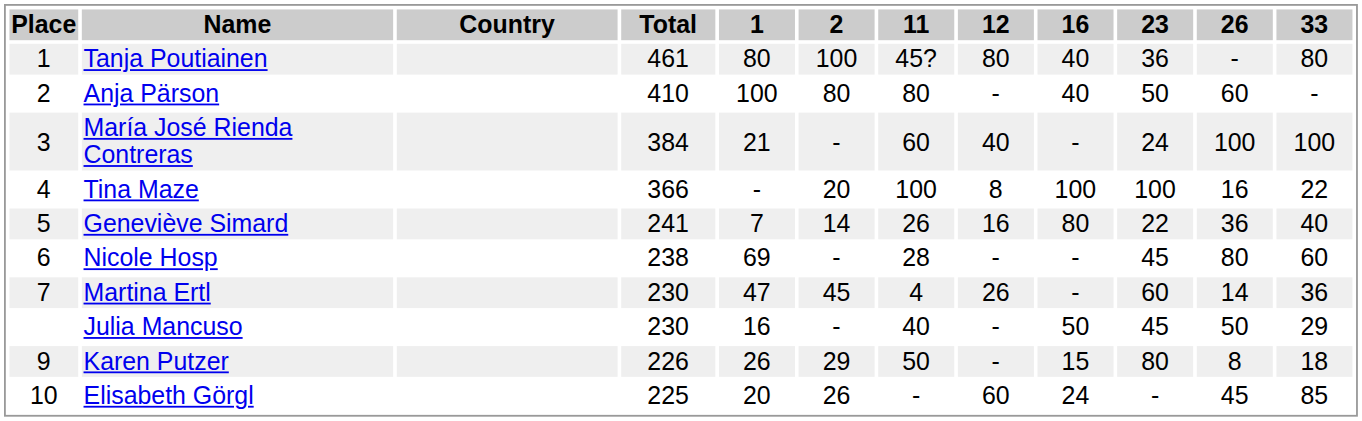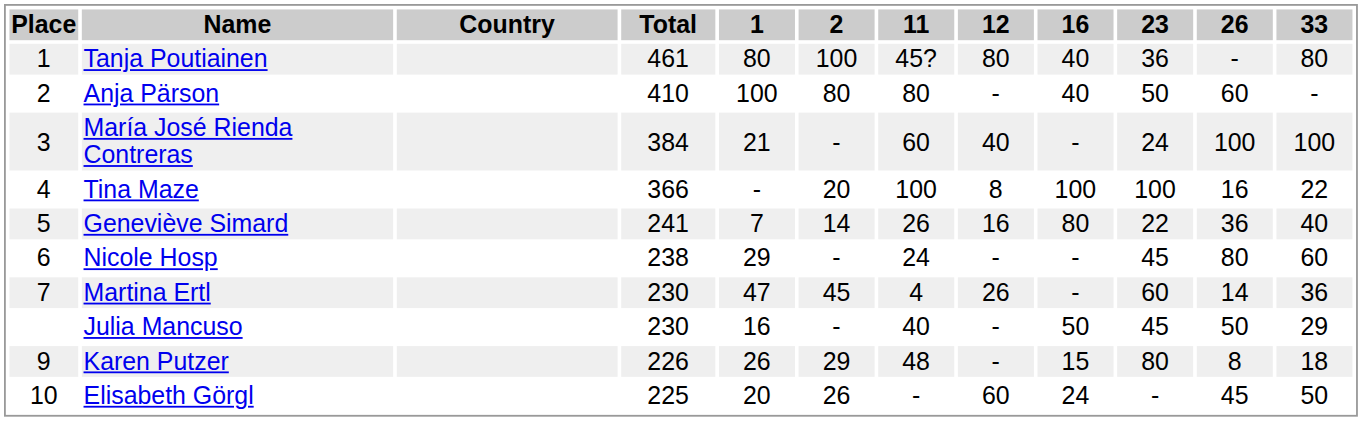(757, 258) 69 -> (757, 258) 29
(916, 258) 28 -> (916, 258) 24
(916, 361) 50 -> (916, 361) 48
(1314, 396) 85 -> (1314, 396) 50
